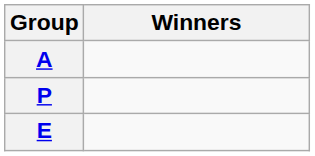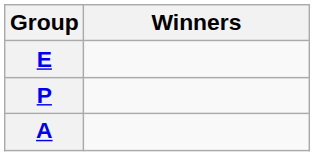rows swapped: (44, 58) <-> (44, 131)
